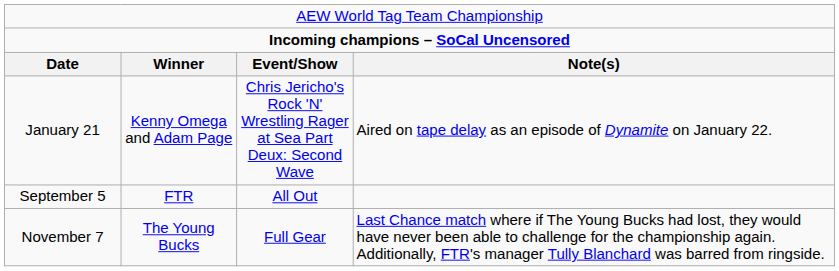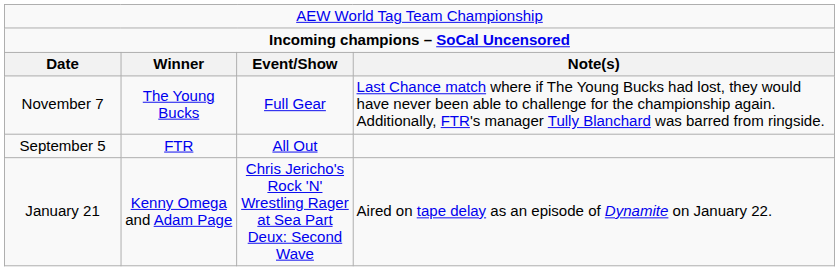rows swapped: (63, 130) <-> (63, 237)
